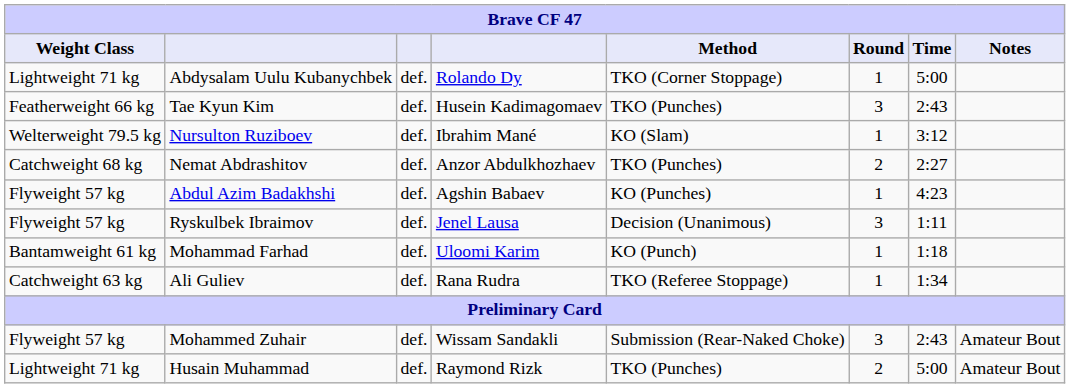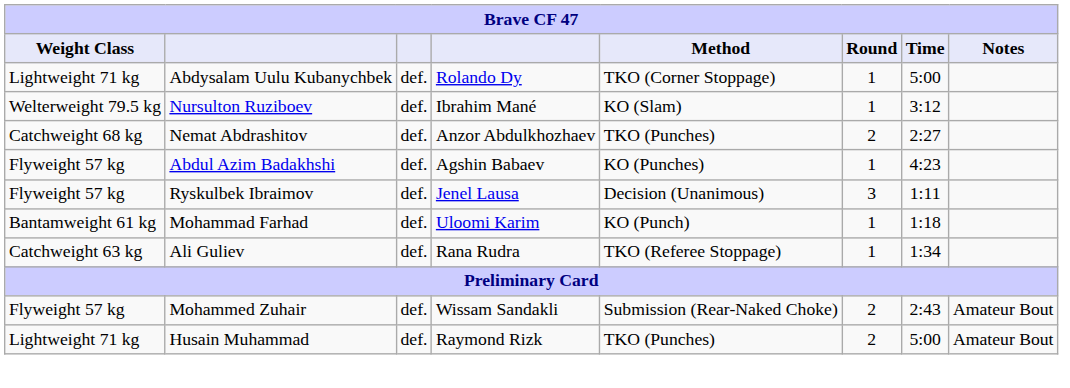- row: (222, 106)
(879, 339) 3 -> (872, 309) 2
